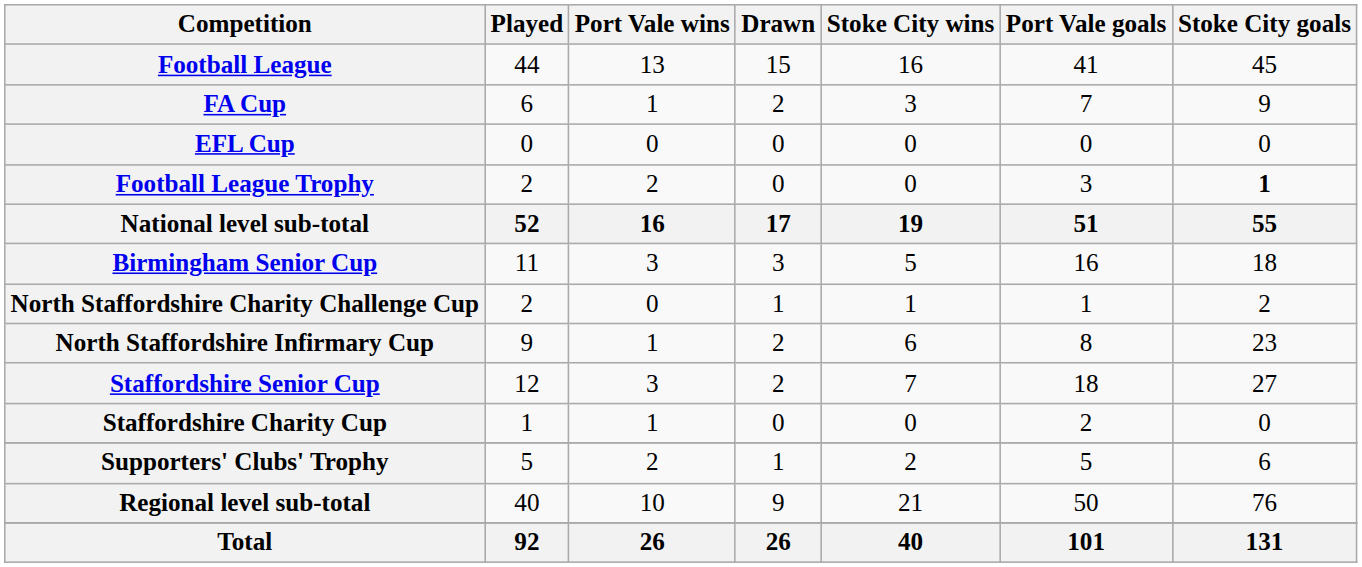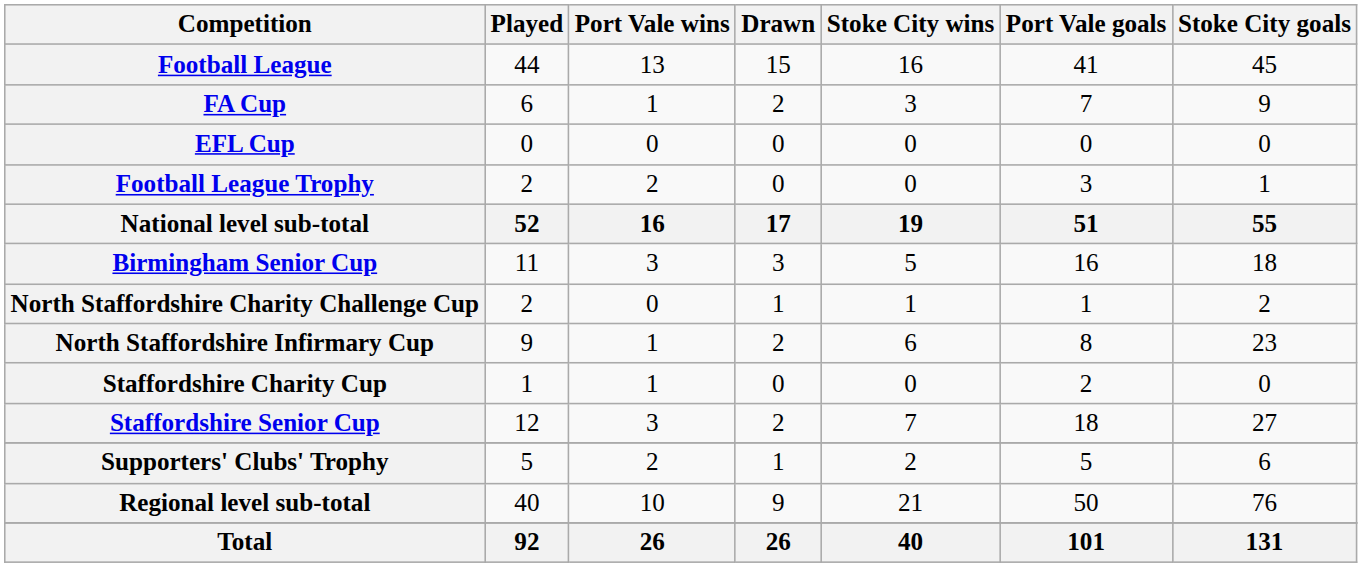(1264, 183) bold -> (1264, 183) normal
rows swapped: (245, 422) <-> (245, 382)
